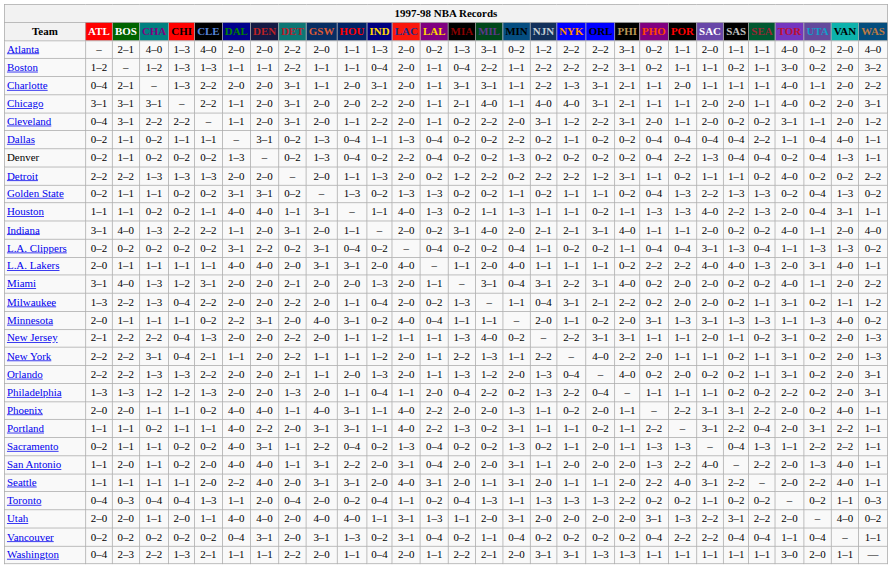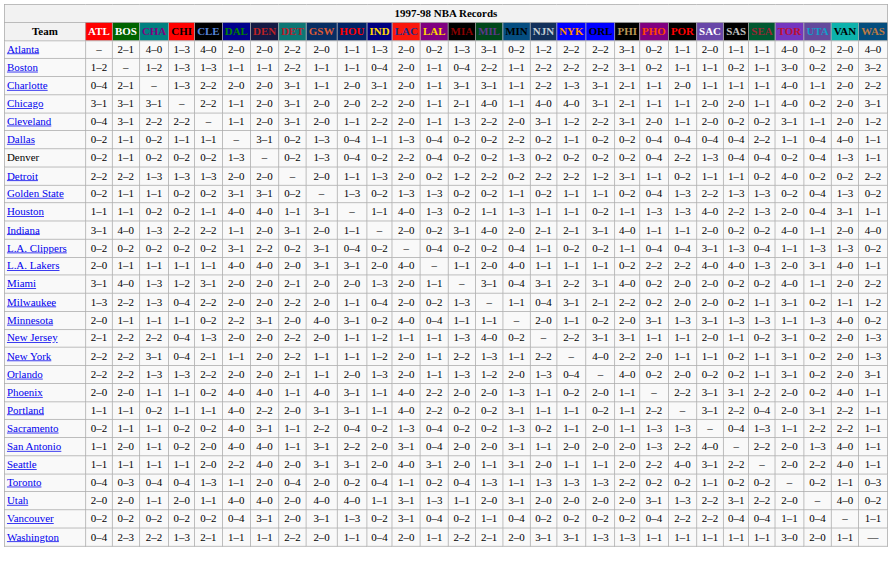(462, 122) 0–2 -> (462, 122) 1–3
- row: (34, 392)
(462, 429) 1–3 -> (462, 411) 0–2
